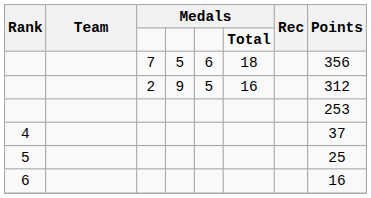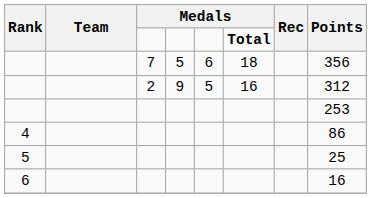(337, 134) 37 -> (337, 134) 86
